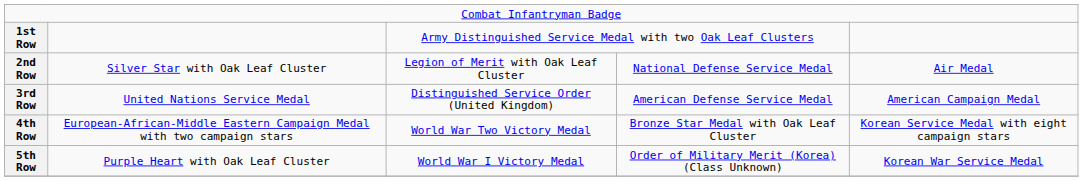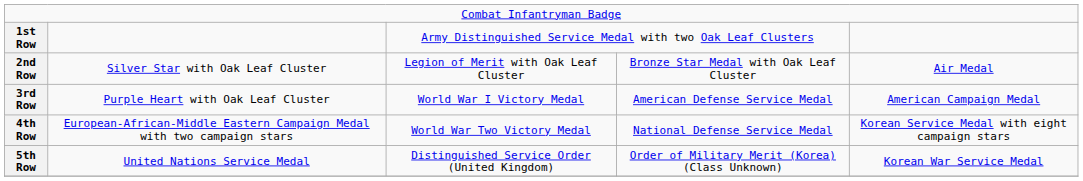(733, 69) National Defense Service Medal -> (733, 69) Bronze Star Medal with Oak Leaf Cluster
(217, 99) United Nations Service Medal -> (217, 99) Purple Heart with Oak Leaf Cluster
(501, 99) Distinguished Service Order (United Kingdom) -> (501, 99) World War I Victory Medal
(733, 130) Bronze Star Medal with Oak Leaf Cluster -> (733, 130) National Defense Service Medal
(217, 161) Purple Heart with Oak Leaf Cluster -> (217, 161) United Nations Service Medal
(501, 161) World War I Victory Medal -> (501, 161) Distinguished Service Order (United Kingdom)
